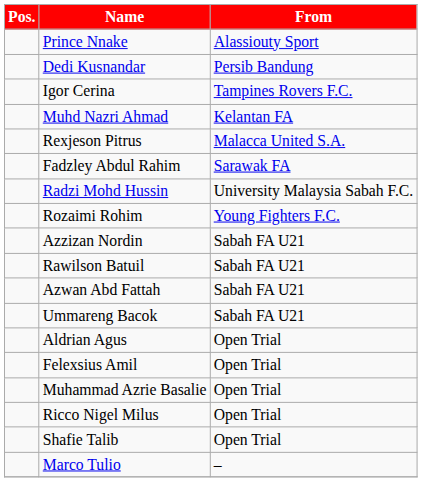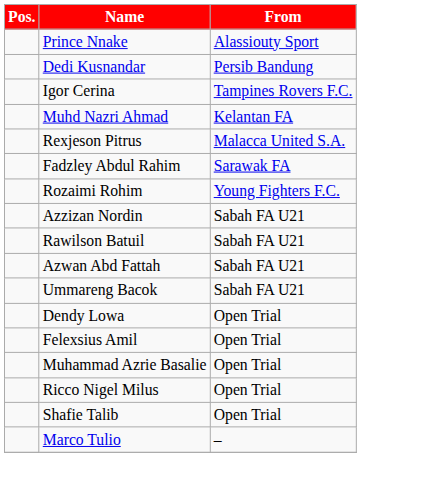- row: (105, 191)
- row: (85, 340)
+ row: (83, 315)
